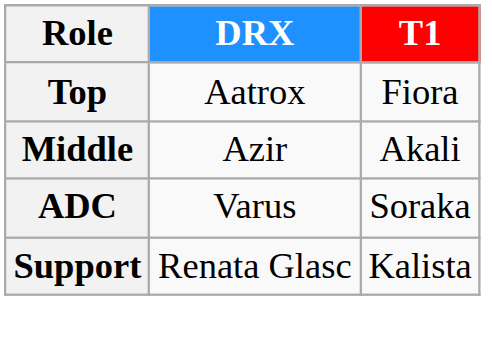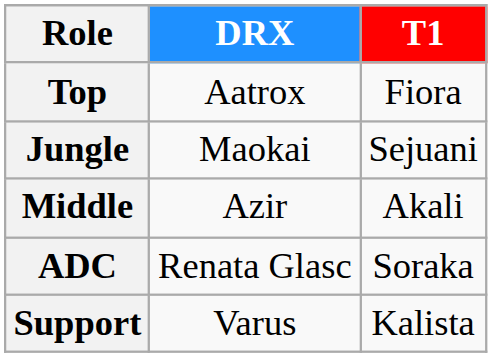+ row: (77, 149)
(255, 206) Varus -> (255, 264) Renata Glasc
(255, 264) Renata Glasc -> (255, 322) Varus
